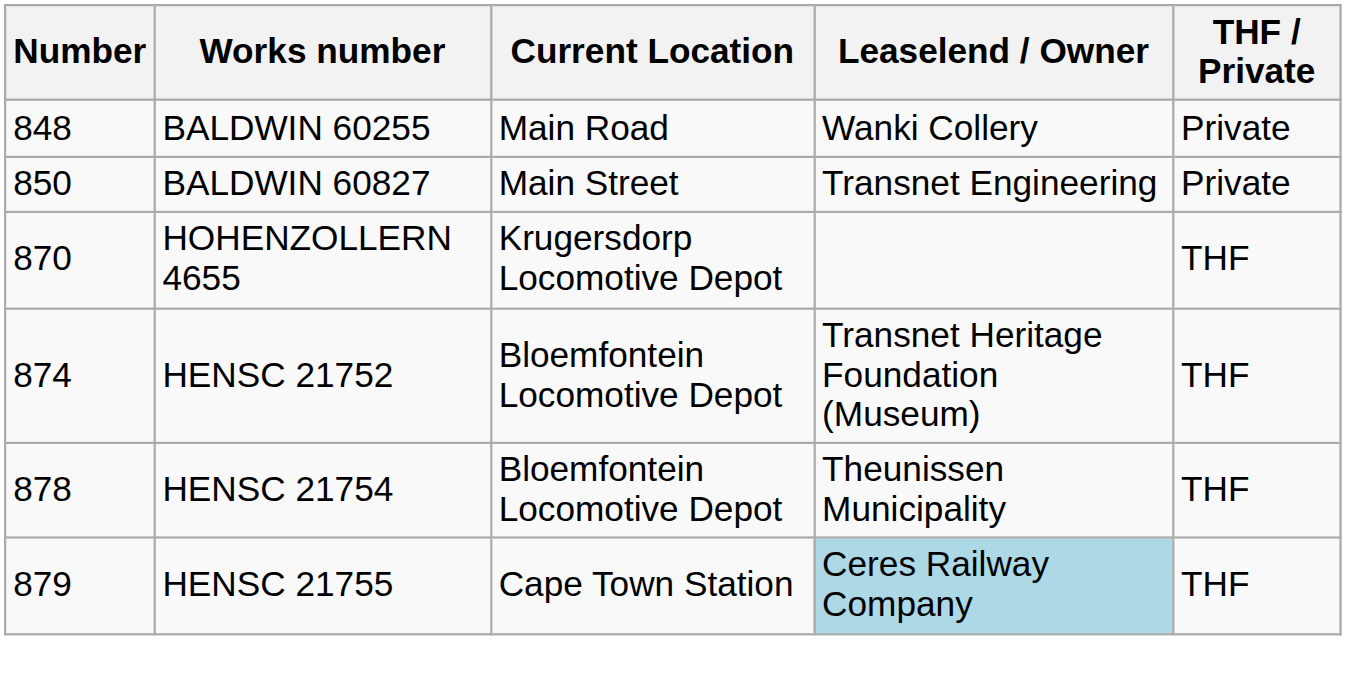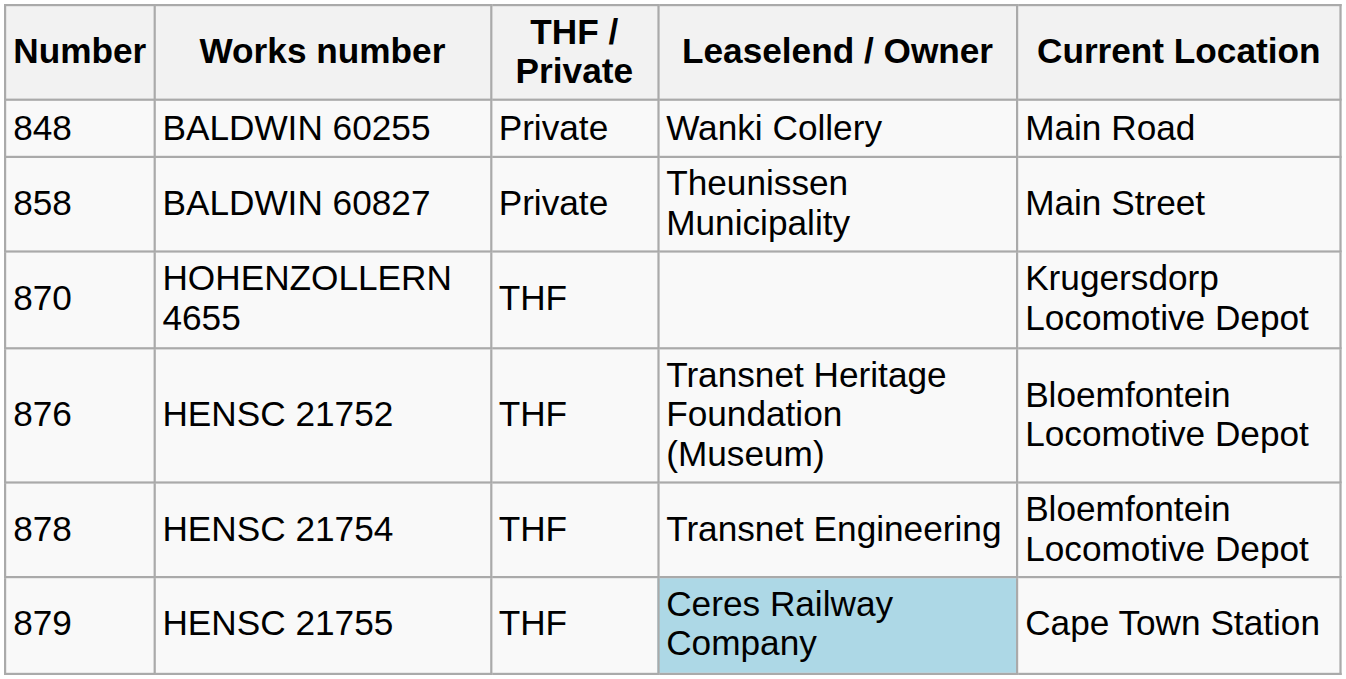columns swapped: (1257, 52) <-> (652, 52)
(43, 183) 850 -> (43, 203) 858
(990, 183) Transnet Engineering -> (758, 203) Theunissen Municipality
(43, 374) 874 -> (43, 414) 876
(914, 489) Theunissen Municipality -> (834, 529) Transnet Engineering
